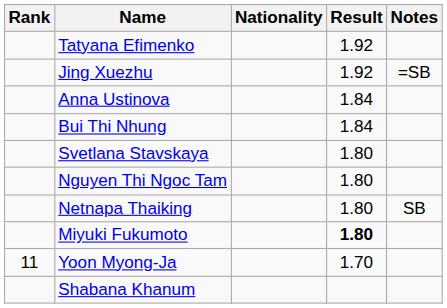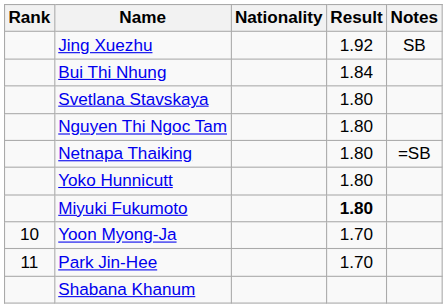- row: (126, 45)
(414, 72) =SB -> (414, 45) SB
- row: (114, 99)
(414, 208) SB -> (414, 153) =SB
+ row: (116, 180)
(29, 262) 11 -> (29, 235) 10
+ row: (108, 262)
